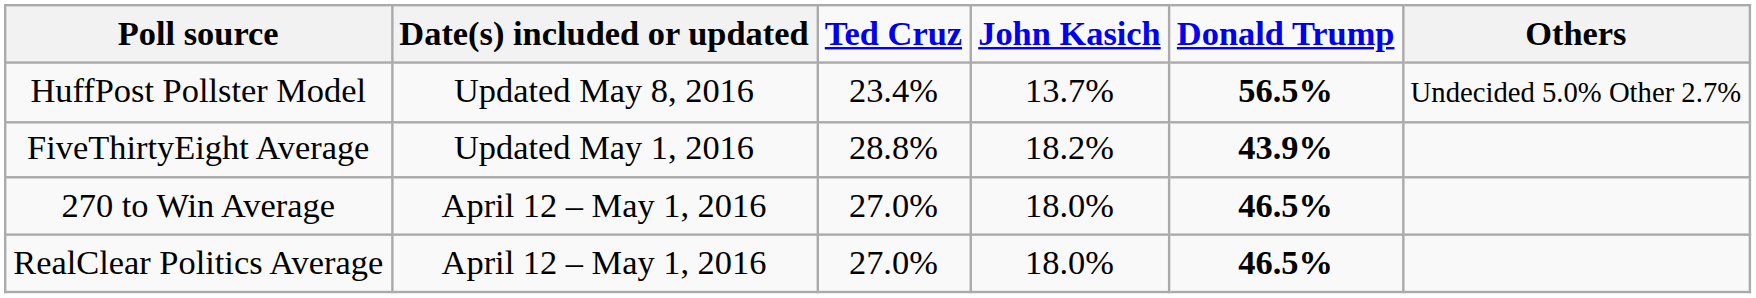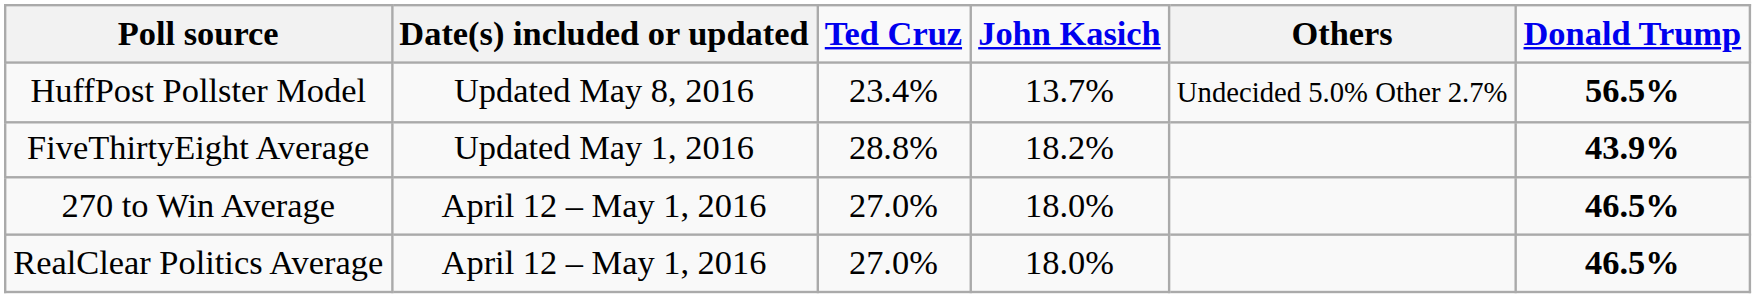columns swapped: (1286, 33) <-> (1576, 33)
